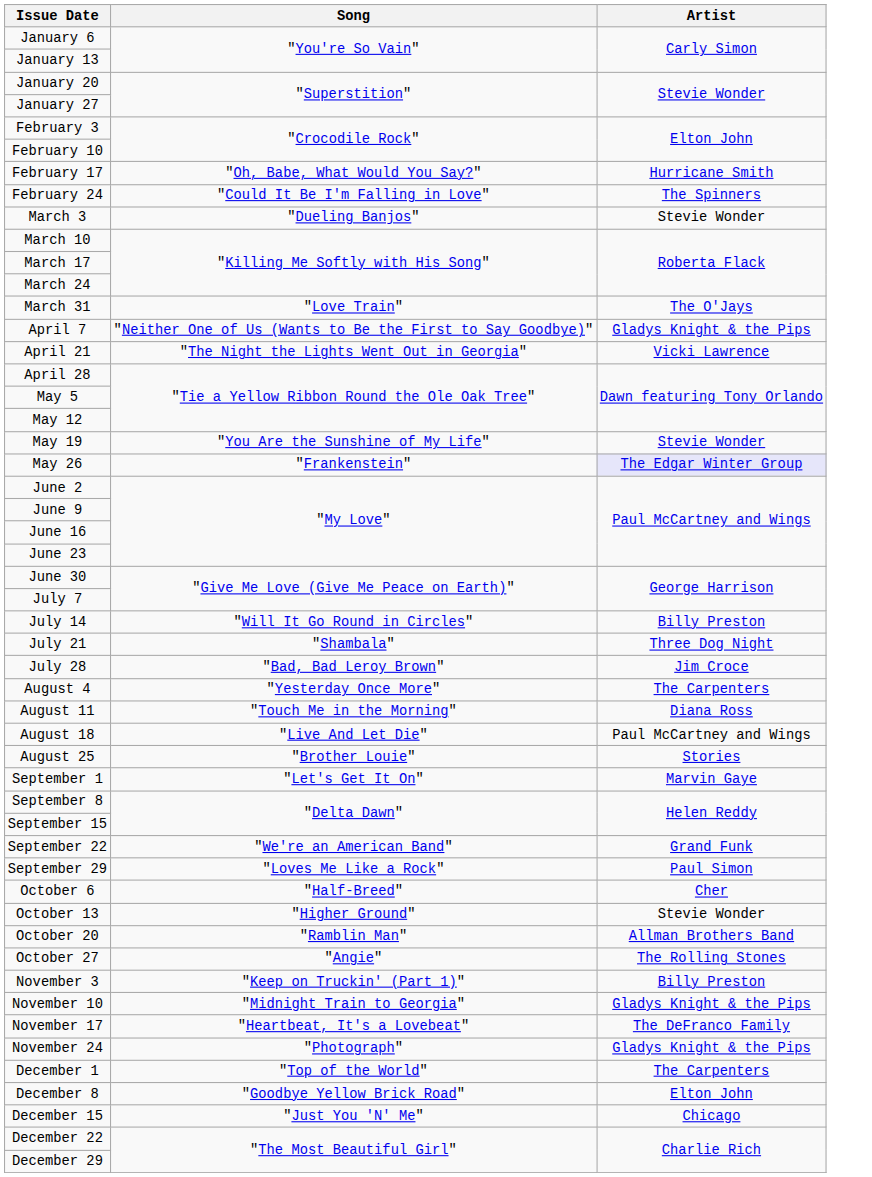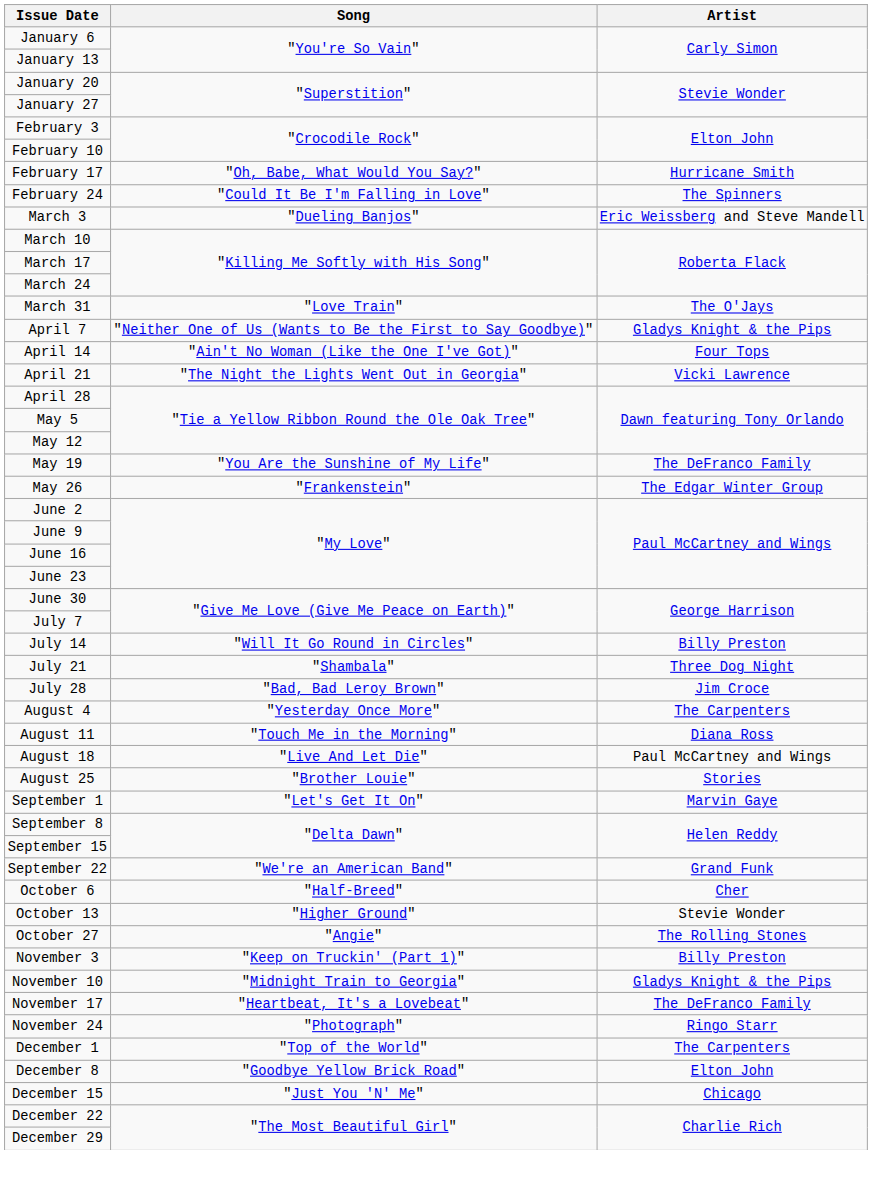(711, 218) Stevie Wonder -> (732, 218) Eric Weissberg and Steve Mandell
+ row: (57, 353)
(711, 442) Stevie Wonder -> (732, 465) The DeFranco Family
(711, 465) lavender background -> (732, 487) no background
- row: (57, 869)
- row: (57, 937)
(711, 1049) Gladys Knight & the Pips -> (732, 1026) Ringo Starr
